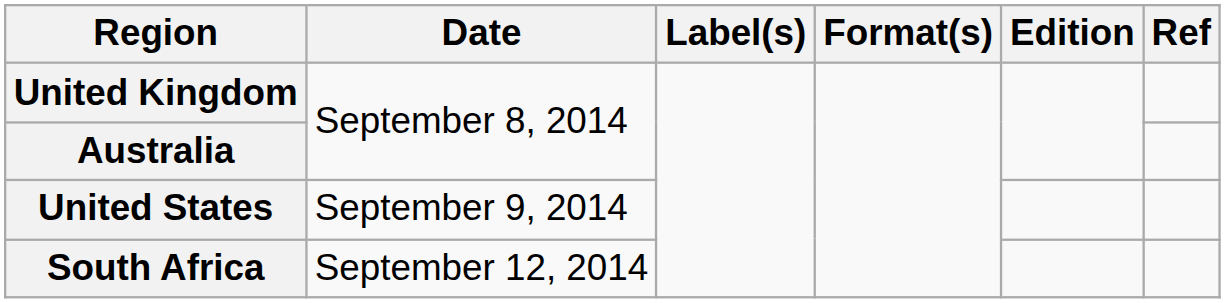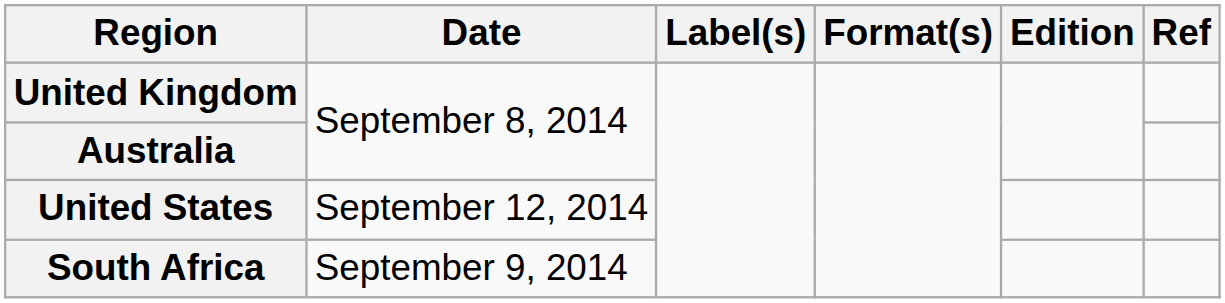(471, 208) September 9, 2014 -> (482, 208) September 12, 2014
(482, 267) September 12, 2014 -> (471, 267) September 9, 2014
